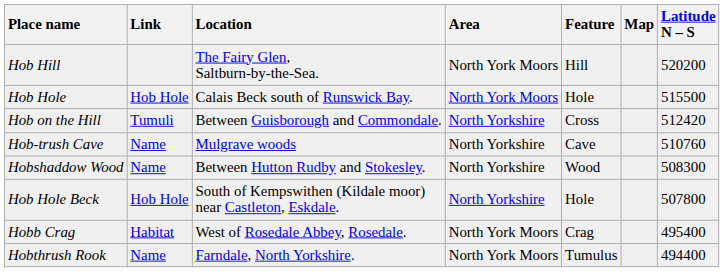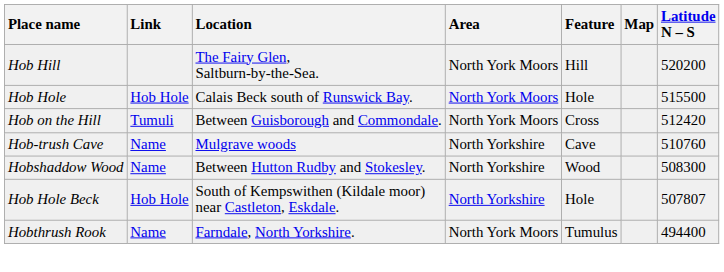(497, 120) North Yorkshire -> (503, 120) North York Moors
(683, 199) 507800 -> (683, 199) 507807
- row: (42, 231)
